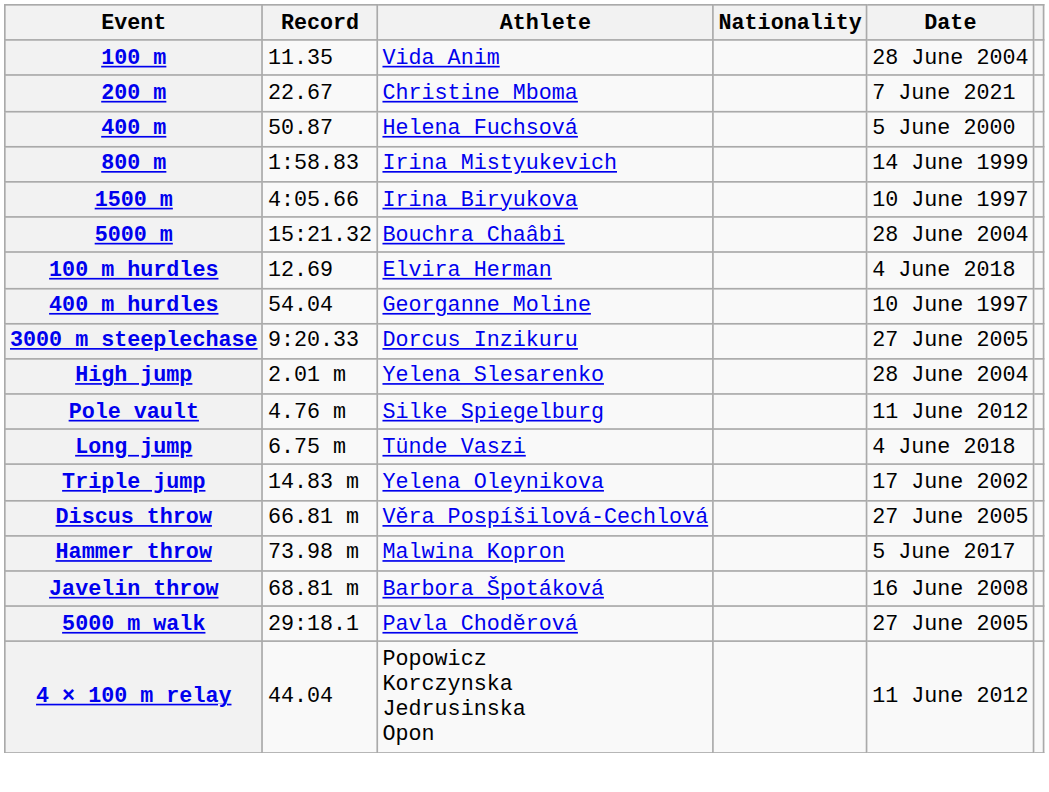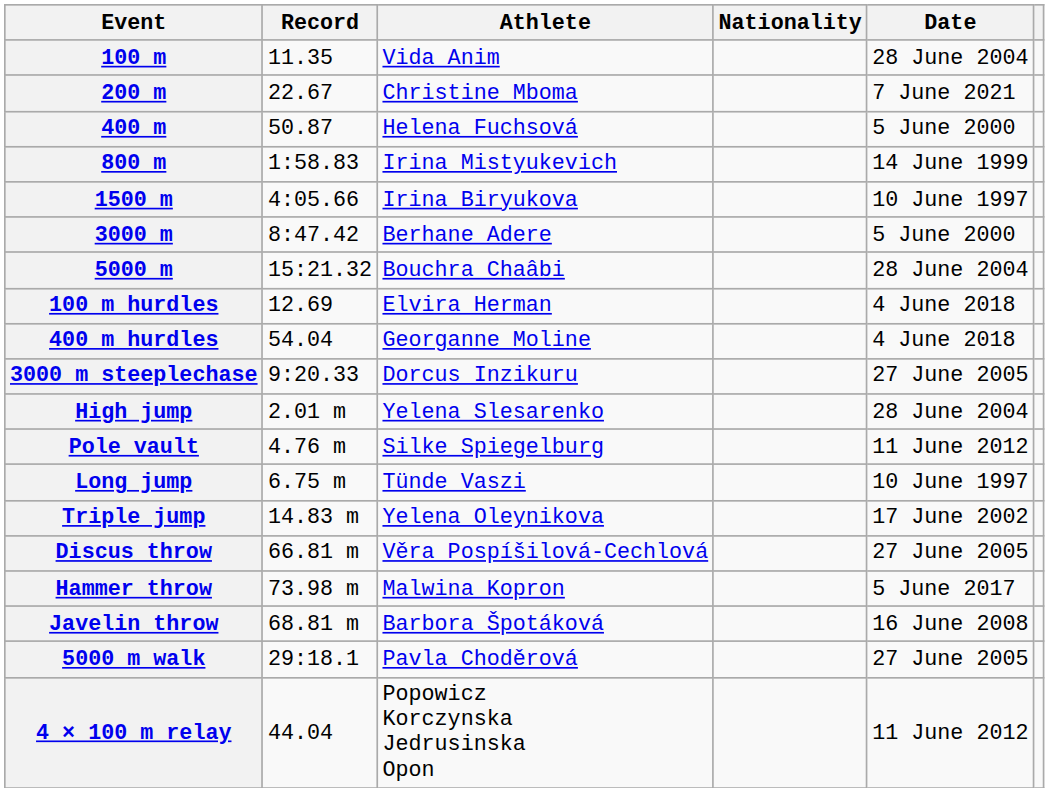+ row: (134, 235)
(950, 306) 10 June 1997 -> (944, 341) 4 June 2018
(944, 447) 4 June 2018 -> (950, 483) 10 June 1997
